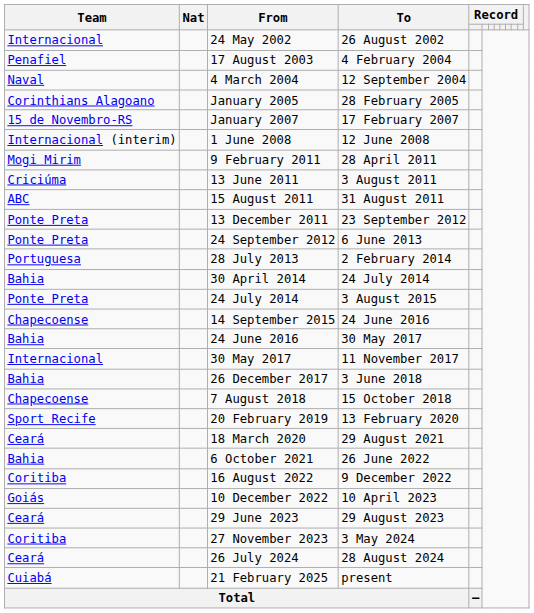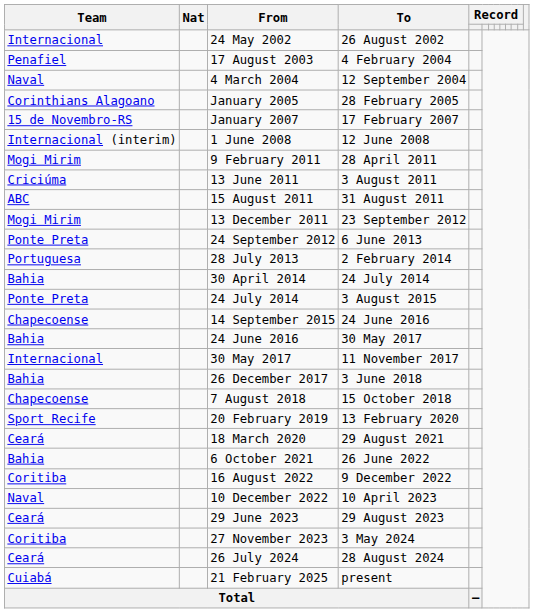(48, 219) Ponte Preta -> (44, 219) Mogi Mirim
(26, 498) Goiás -> (26, 498) Naval
